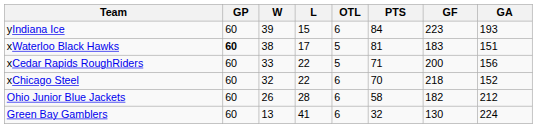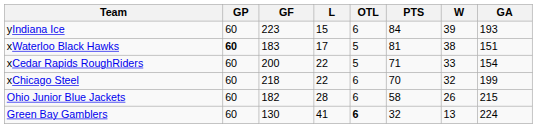columns swapped: (277, 13) <-> (450, 13)
(489, 64) 156 -> (489, 64) 154
(489, 81) 152 -> (489, 81) 199
(489, 98) 212 -> (489, 98) 215
(337, 115) normal -> (355, 115) bold
